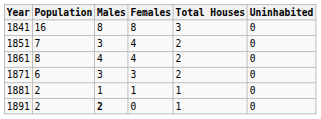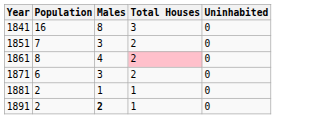- column: (151, 12)
(178, 59) no background -> (133, 59) pink background
